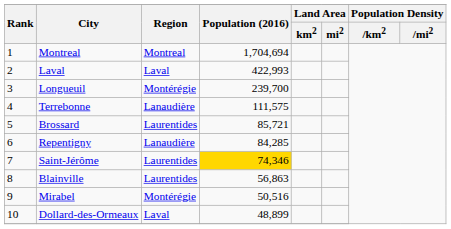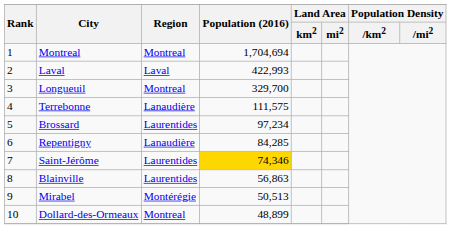(170, 88) Montérégie -> (164, 88) Montreal
(270, 88) 239,700 -> (270, 88) 329,700
(273, 124) 85,721 -> (273, 124) 97,234
(273, 196) 50,516 -> (273, 196) 50,513
(157, 214) Laval -> (164, 214) Montreal
